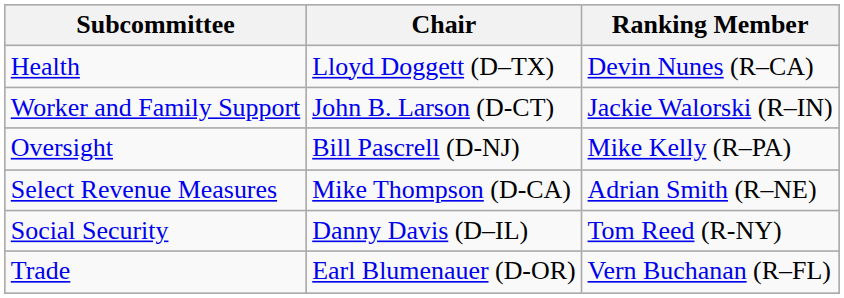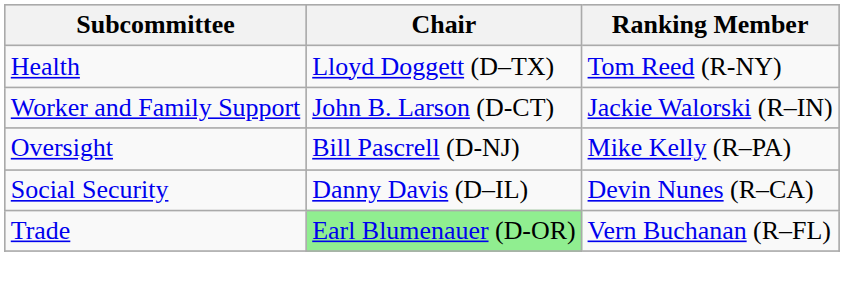(701, 66) Devin Nunes (R–CA) -> (685, 66) Tom Reed (R-NY)
- row: (144, 189)
(685, 230) Tom Reed (R-NY) -> (701, 189) Devin Nunes (R–CA)
(444, 271) no background -> (444, 230) lightgreen background
